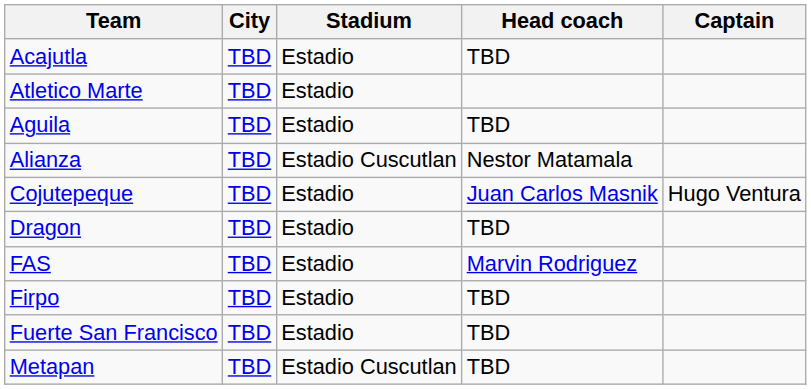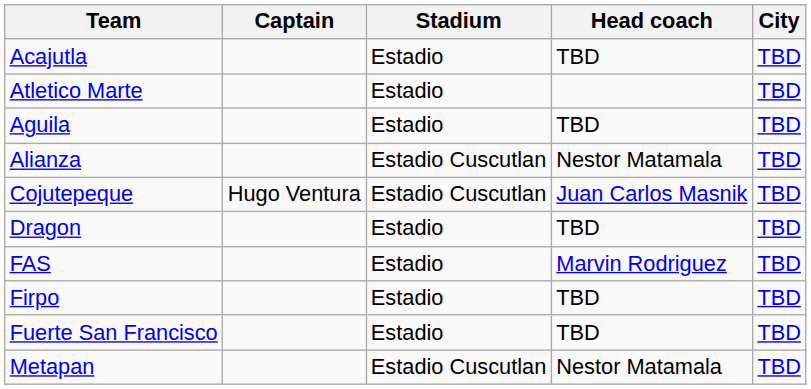columns swapped: (249, 21) <-> (734, 21)
(318, 194) Estadio -> (459, 194) Estadio Cuscutlan
(488, 366) TBD -> (639, 366) Nestor Matamala
